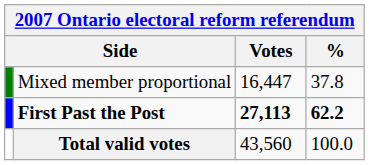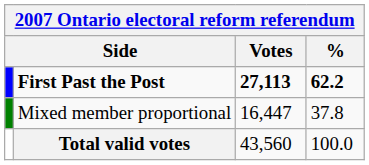rows swapped: (91, 113) <-> (124, 82)
